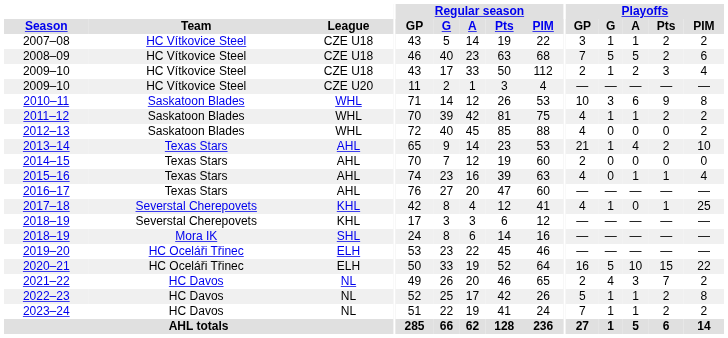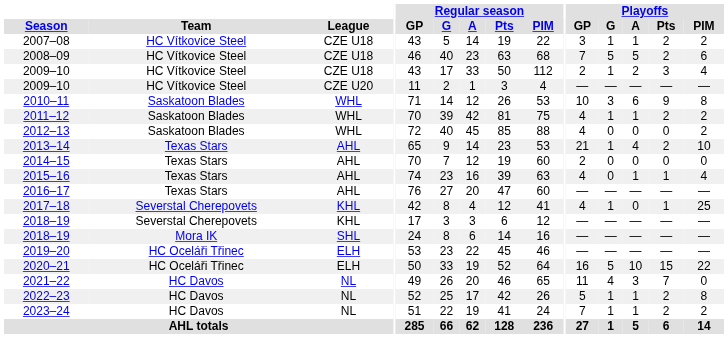(582, 281) 2 -> (582, 281) 11
(704, 281) 2 -> (704, 281) 0
